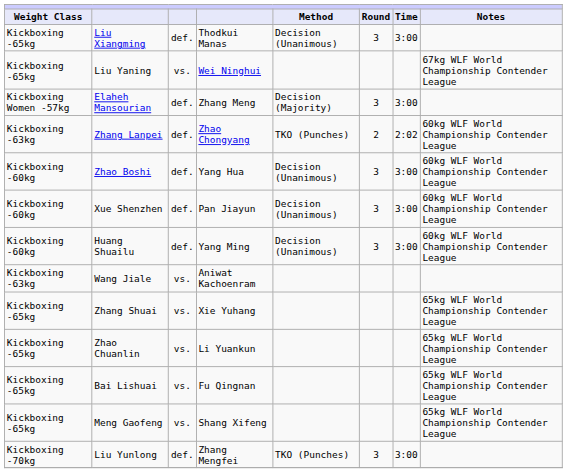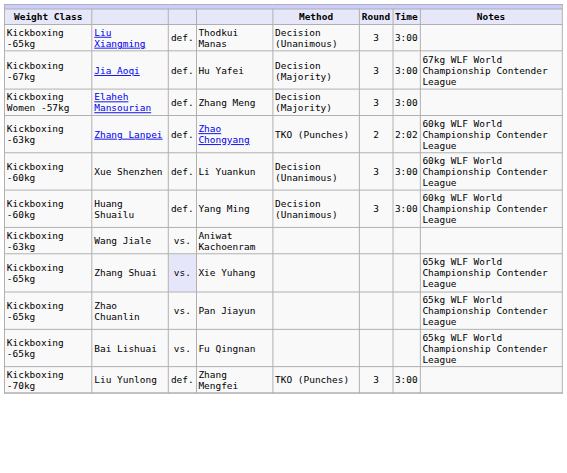+ row: (117, 70)
- row: (123, 70)
- row: (123, 172)
(227, 209) Pan Jiayun -> (227, 172) Li Yuankun
(182, 311) no background -> (182, 273) lavender background
(227, 348) Li Yuankun -> (227, 311) Pan Jiayun
- row: (128, 423)
